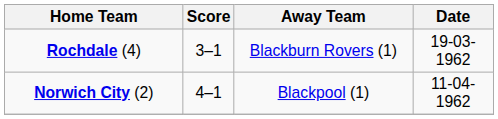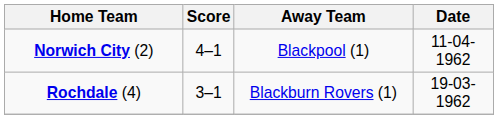rows swapped: (94, 50) <-> (94, 93)
